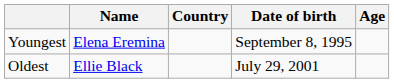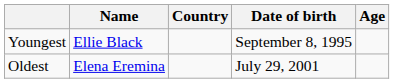(119, 41) Elena Eremina -> (108, 41) Ellie Black
(108, 66) Ellie Black -> (119, 66) Elena Eremina
